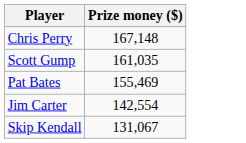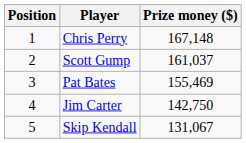+ column: (32, 15)
(135, 60) 161,035 -> (190, 60) 161,037
(135, 104) 142,554 -> (190, 104) 142,750
